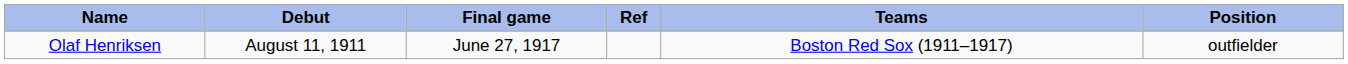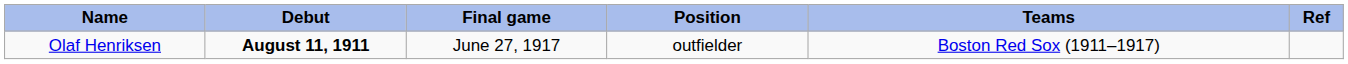columns swapped: (1243, 17) <-> (634, 17)
(306, 44) normal -> (306, 44) bold
